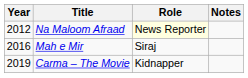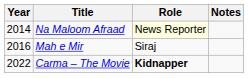(19, 30) 2012 -> (19, 30) 2014
(19, 64) 2019 -> (19, 64) 2022
(159, 64) normal -> (161, 64) bold
